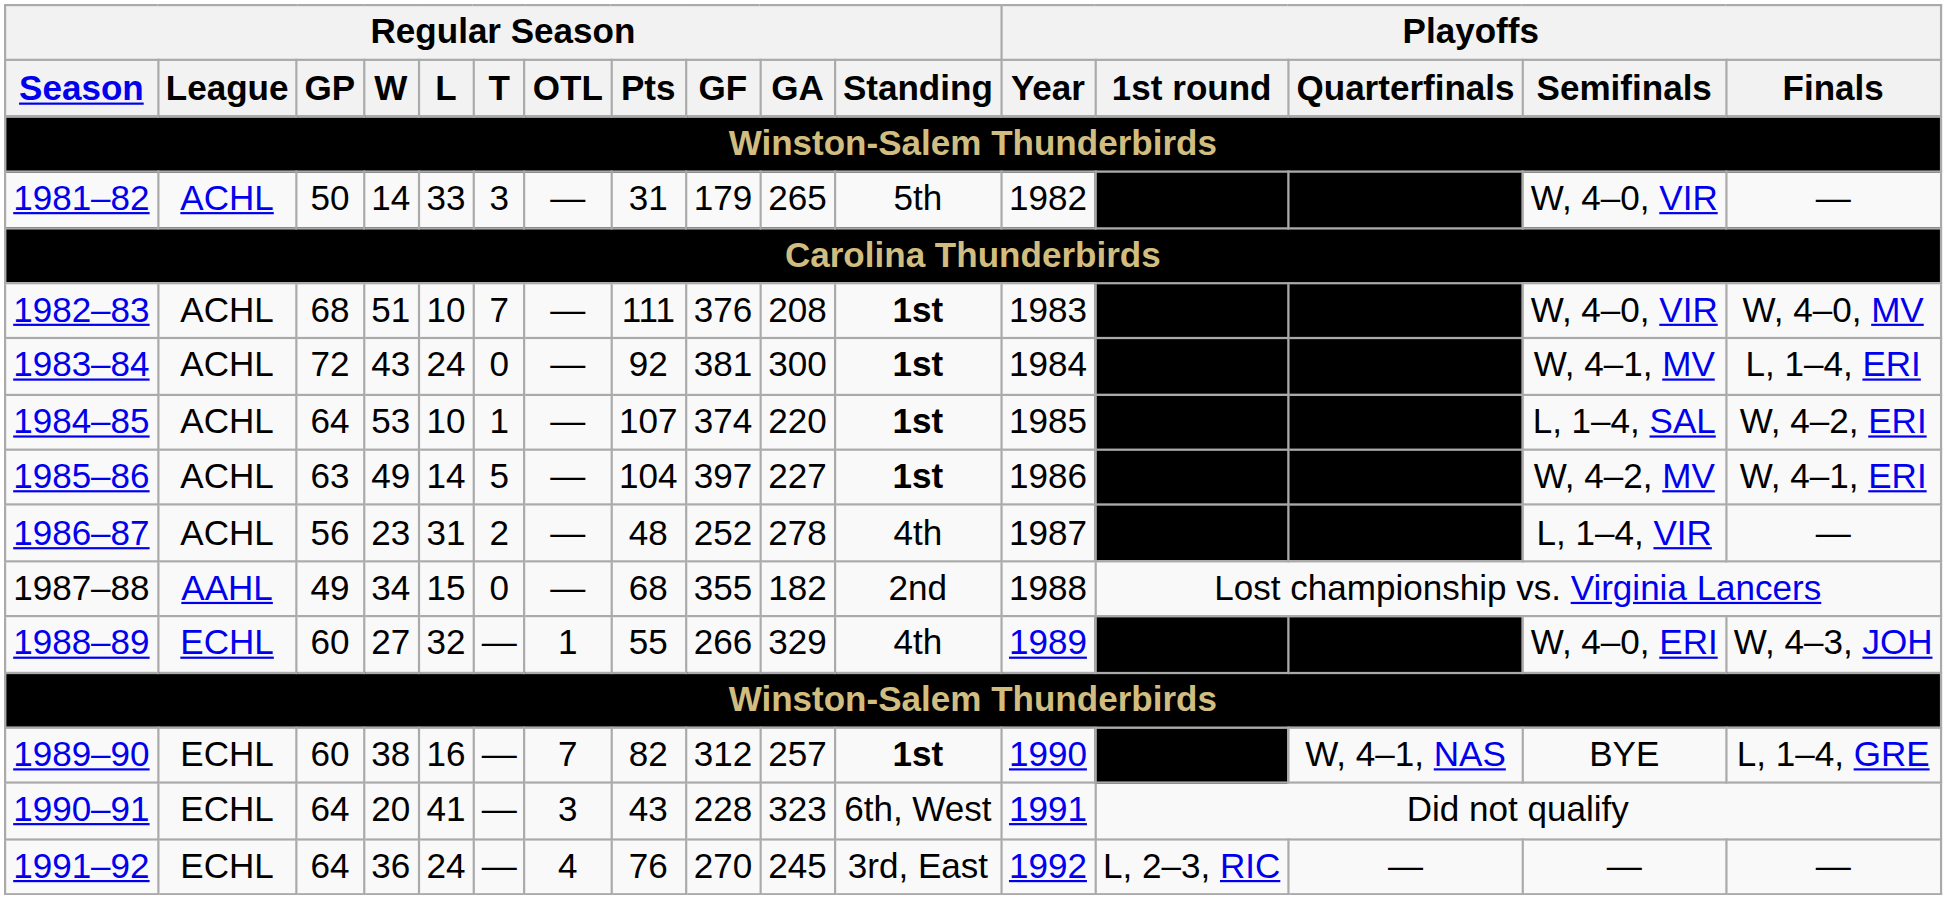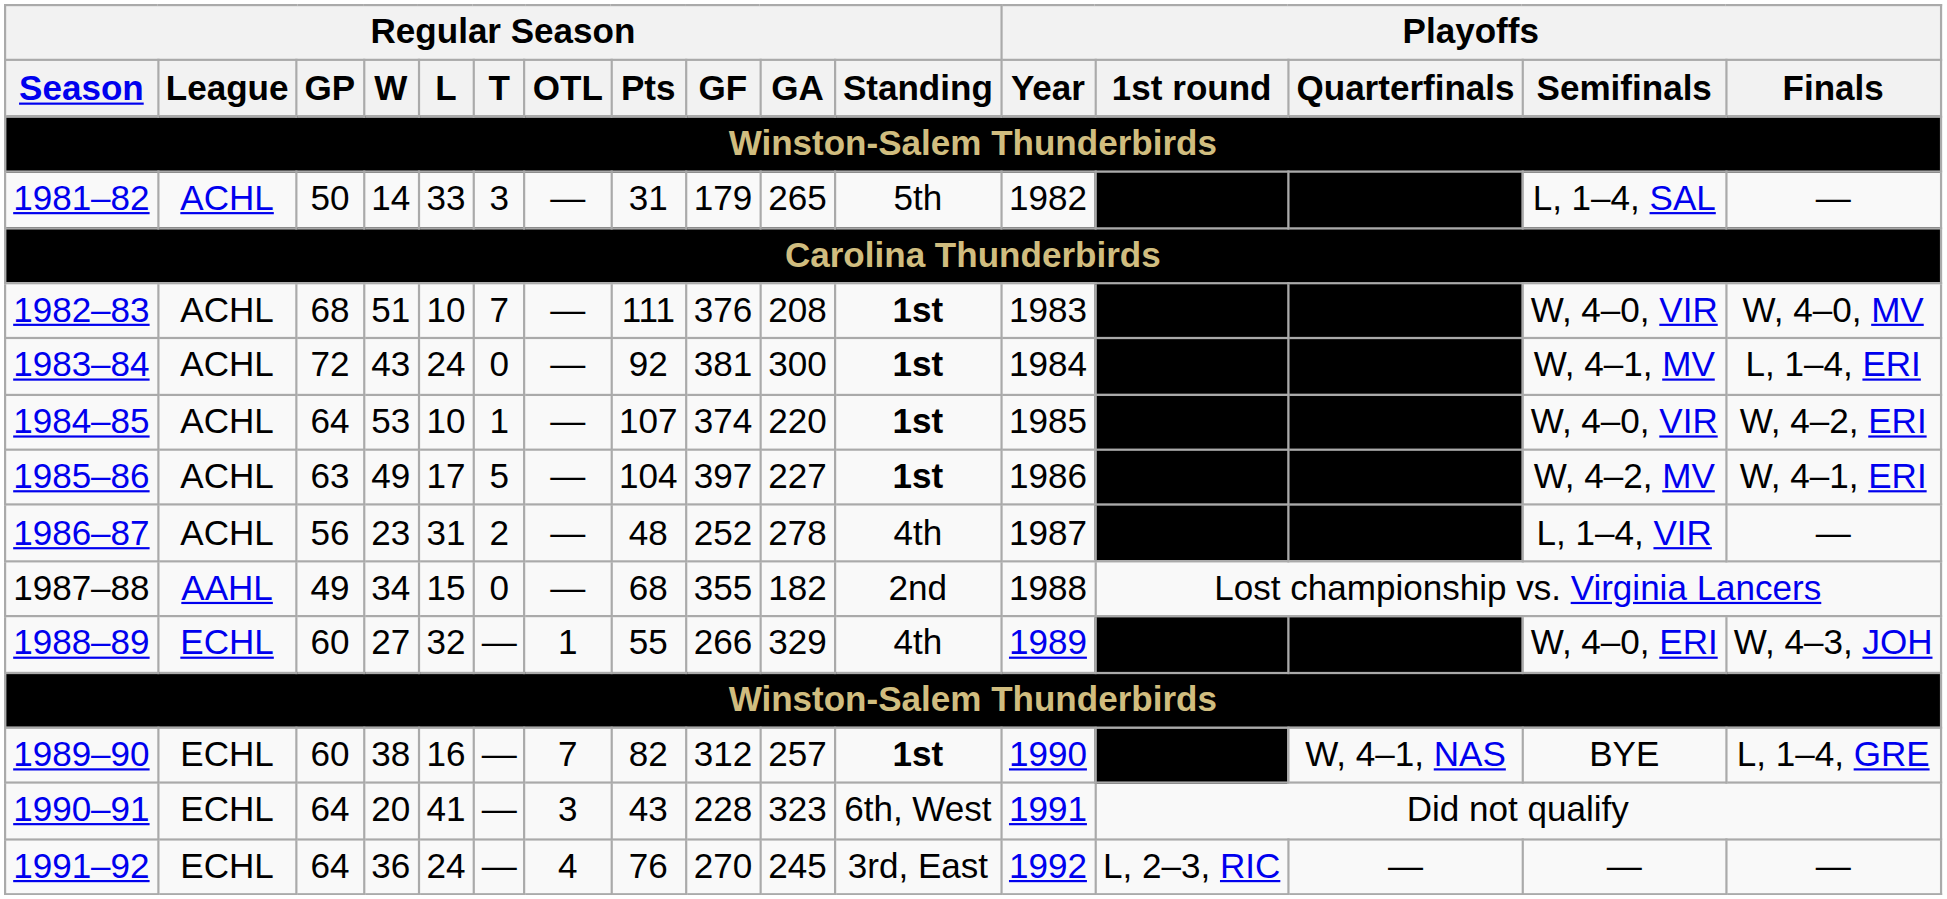(1624, 198) W, 4–0, VIR -> (1624, 198) L, 1–4, SAL
(1624, 421) L, 1–4, SAL -> (1624, 421) W, 4–0, VIR
(446, 476) 14 -> (446, 476) 17
